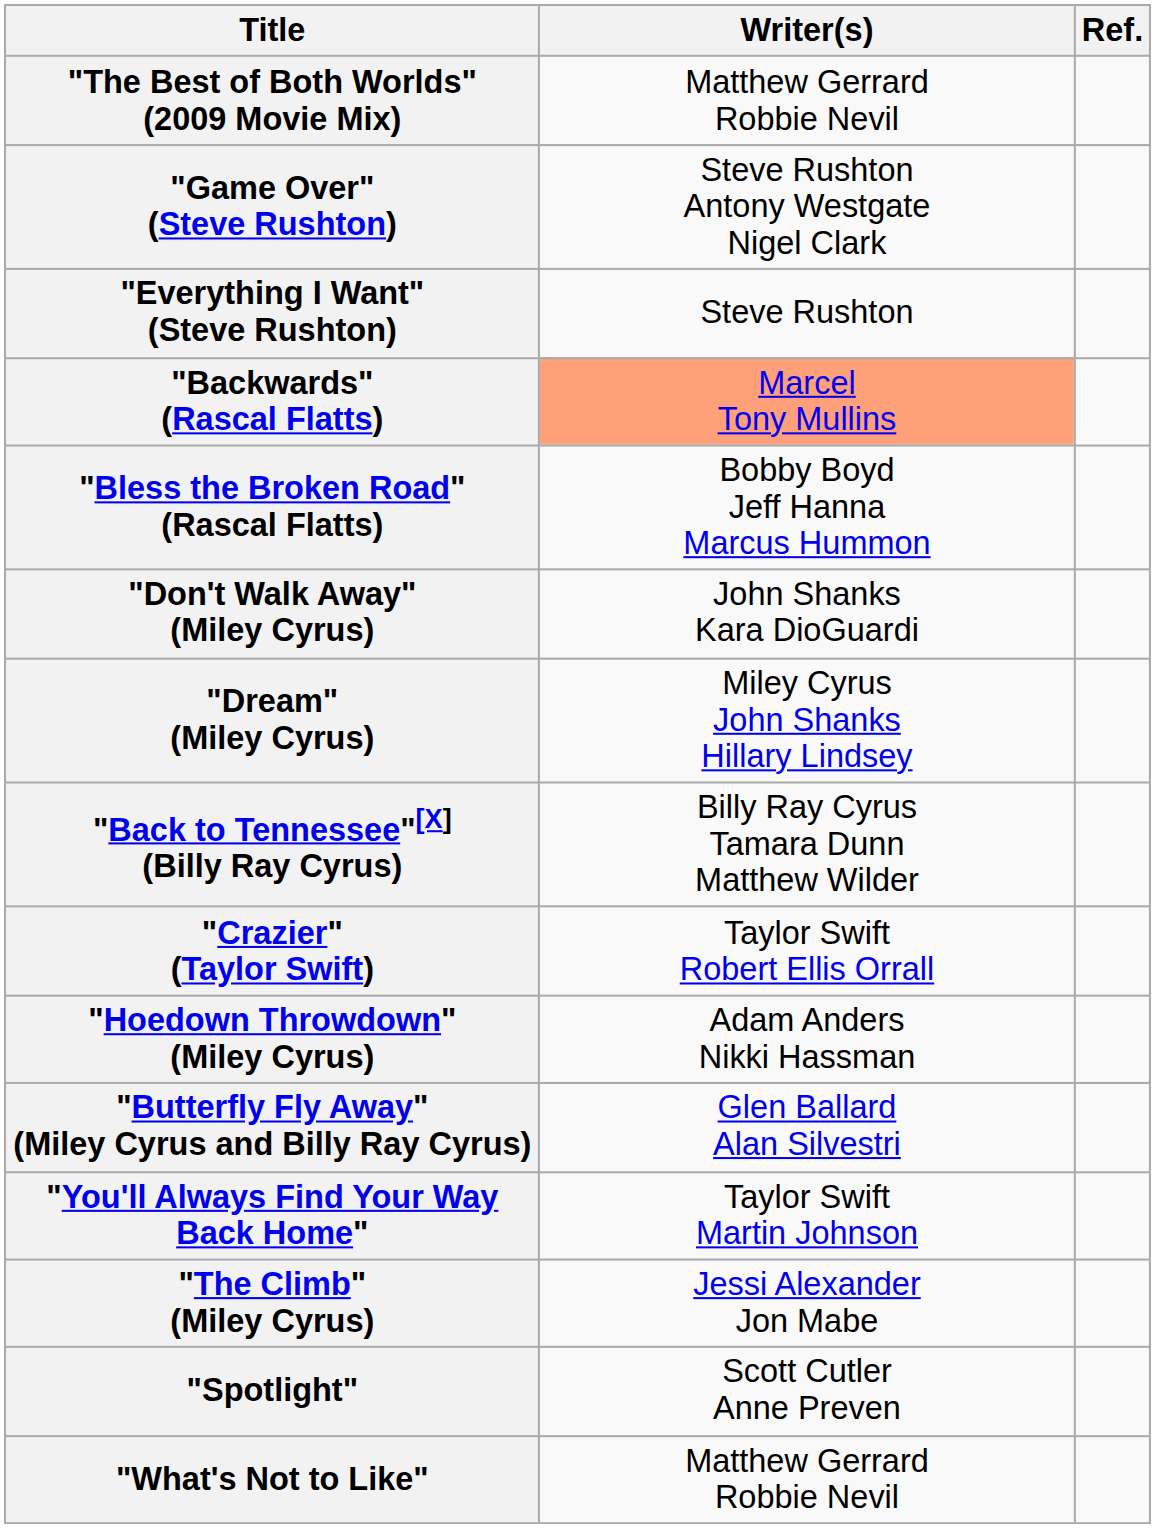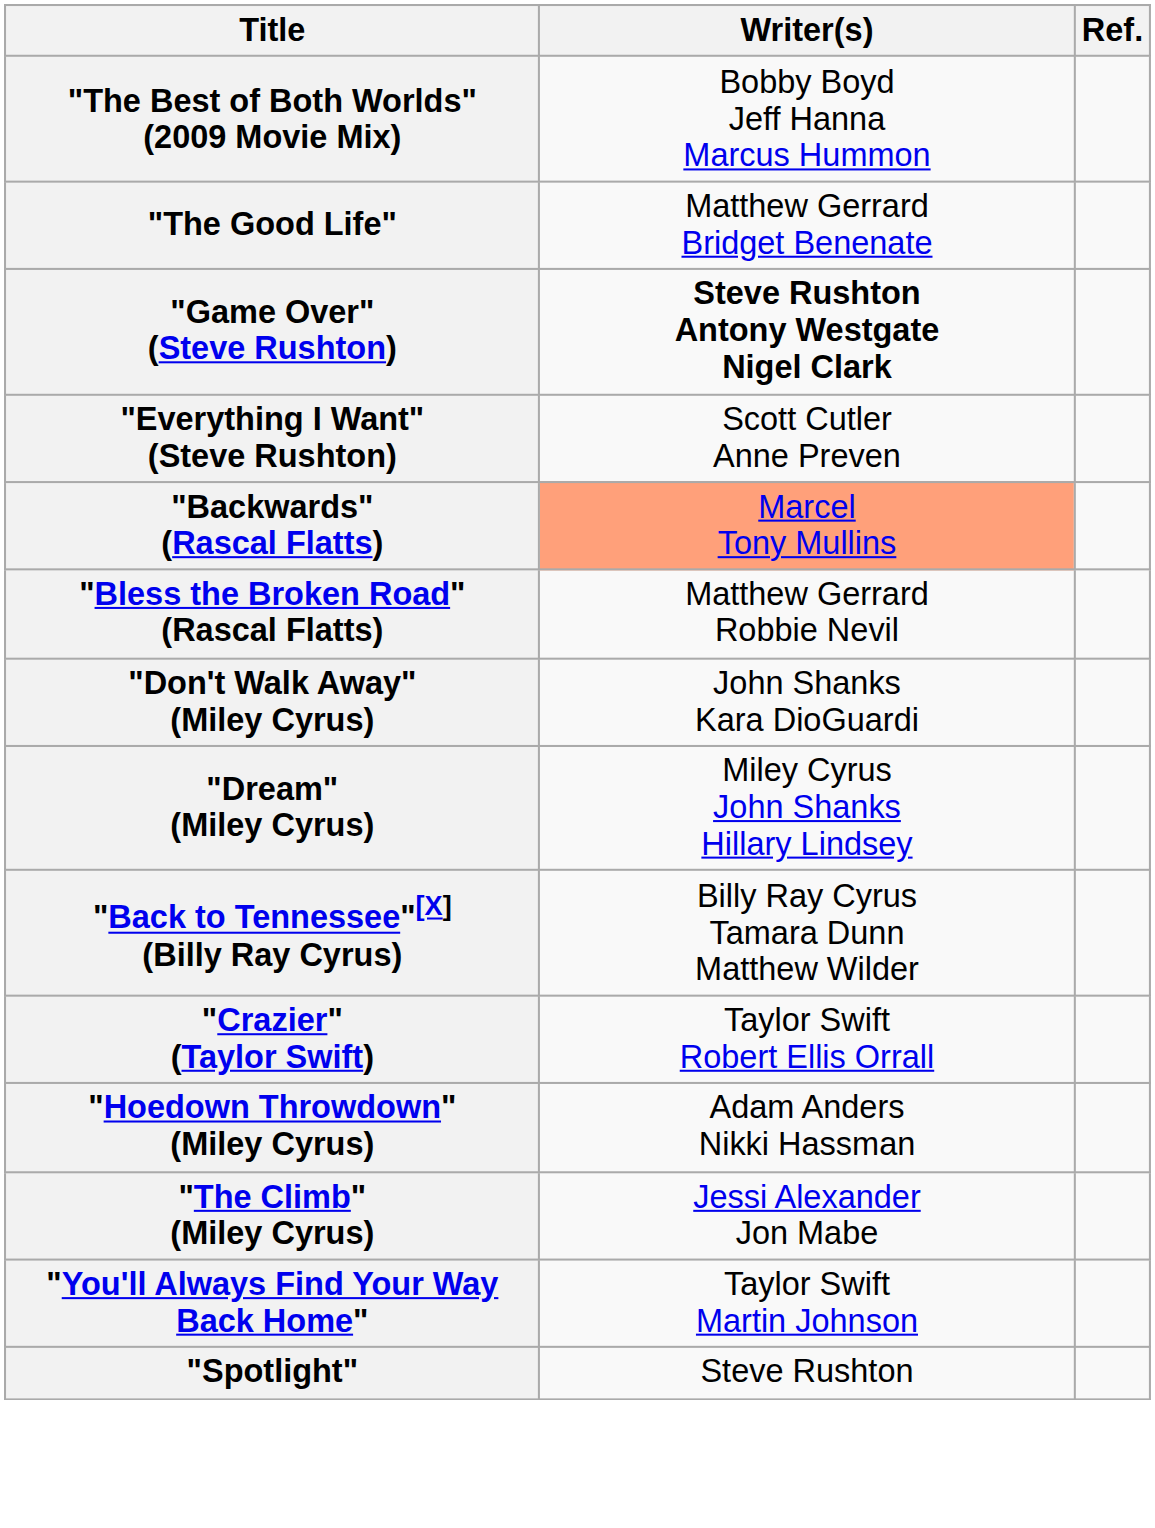(807, 100) Matthew Gerrard Robbie Nevil -> (807, 118) Bobby Boyd Jeff Hanna Marcus Hummon
+ row: (272, 224)
(807, 206) normal -> (807, 330) bold
(807, 312) Steve Rushton -> (807, 437) Scott Cutler Anne Preven
(807, 507) Bobby Boyd Jeff Hanna Marcus Hummon -> (807, 613) Matthew Gerrard Robbie Nevil
- row: (272, 1126)
rows swapped: (272, 1302) <-> (272, 1214)
(807, 1390) Scott Cutler Anne Preven -> (807, 1372) Steve Rushton
- row: (272, 1478)
